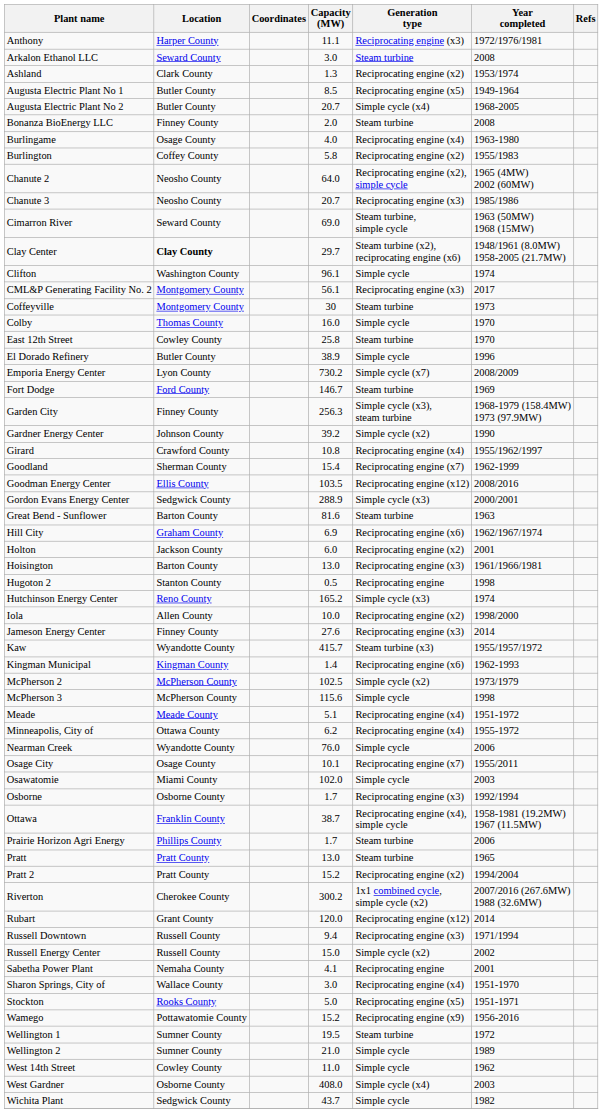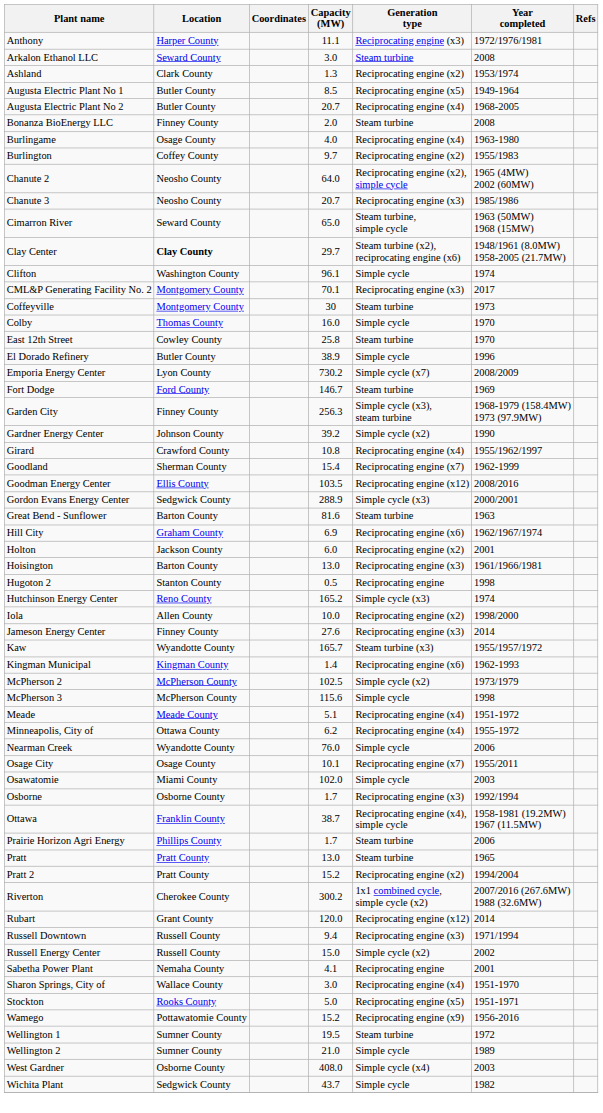(392, 106) Simple cycle (x4) -> (410, 106) Reciprocating engine (x4)
(331, 156) 5.8 -> (331, 156) 9.7
(331, 223) 69.0 -> (331, 223) 65.0
(331, 290) 56.1 -> (331, 290) 70.1
(331, 648) 415.7 -> (331, 648) 165.7
- row: (41, 1067)
